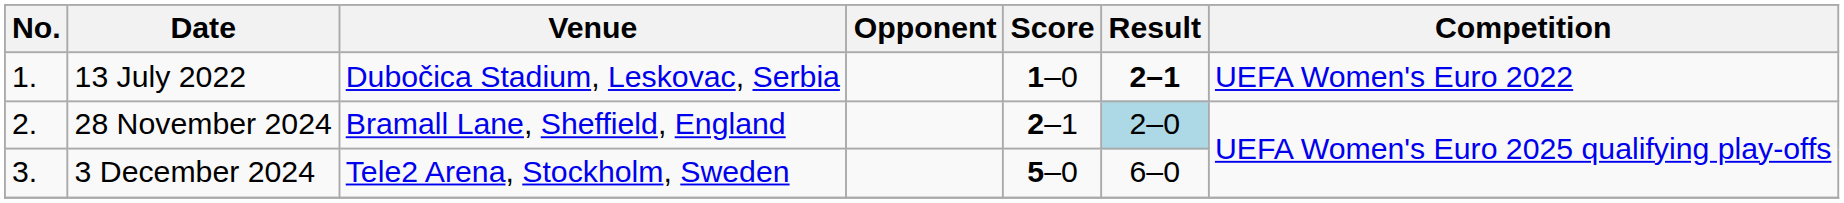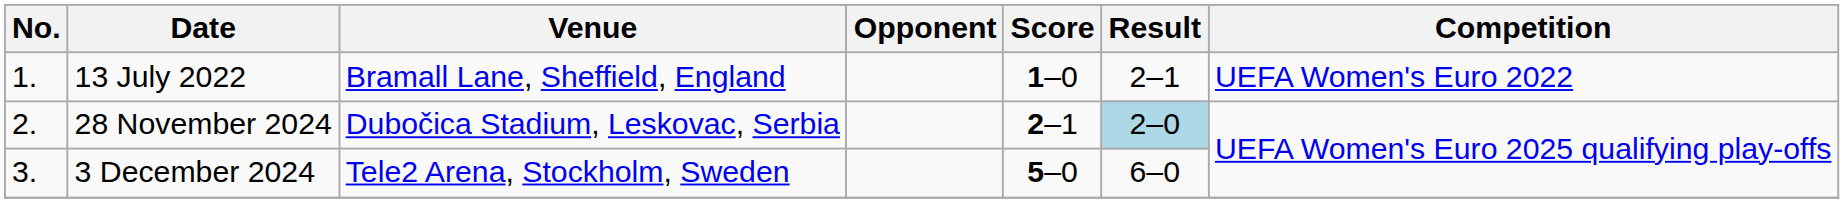(593, 76) Dubočica Stadium, Leskovac, Serbia -> (566, 76) Bramall Lane, Sheffield, England
(1155, 76) bold -> (1155, 76) normal
(566, 124) Bramall Lane, Sheffield, England -> (593, 124) Dubočica Stadium, Leskovac, Serbia
